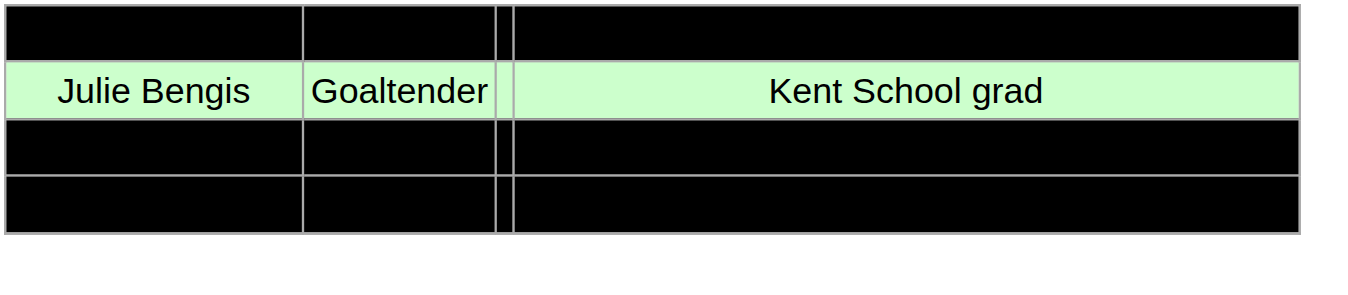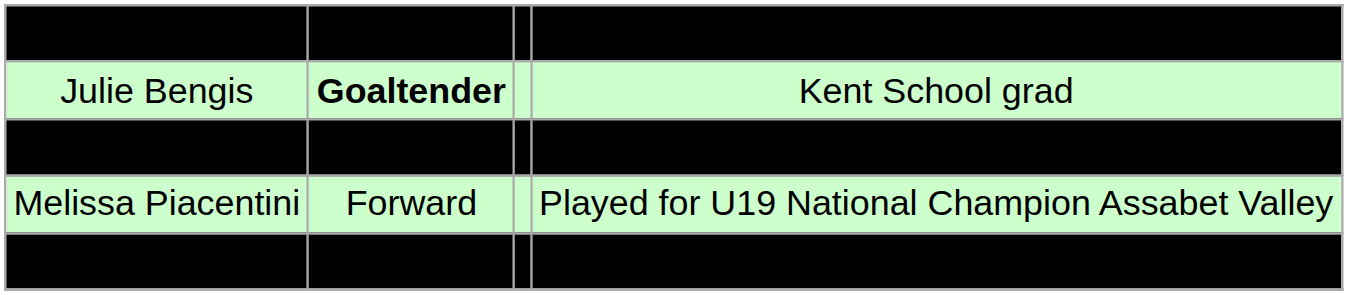(399, 89) normal -> (411, 89) bold
+ row: (157, 203)
